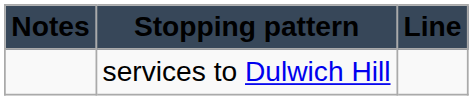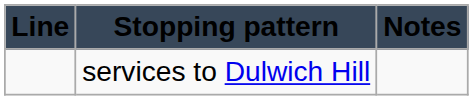columns swapped: (432, 26) <-> (50, 26)
